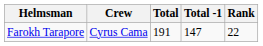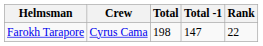(162, 32) 191 -> (162, 32) 198
